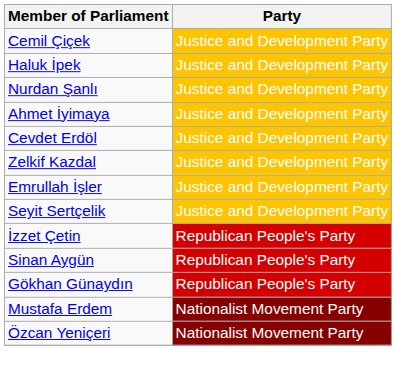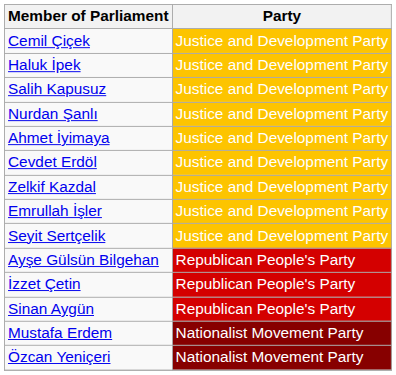+ row: (57, 89)
+ row: (83, 260)
- row: (70, 284)
